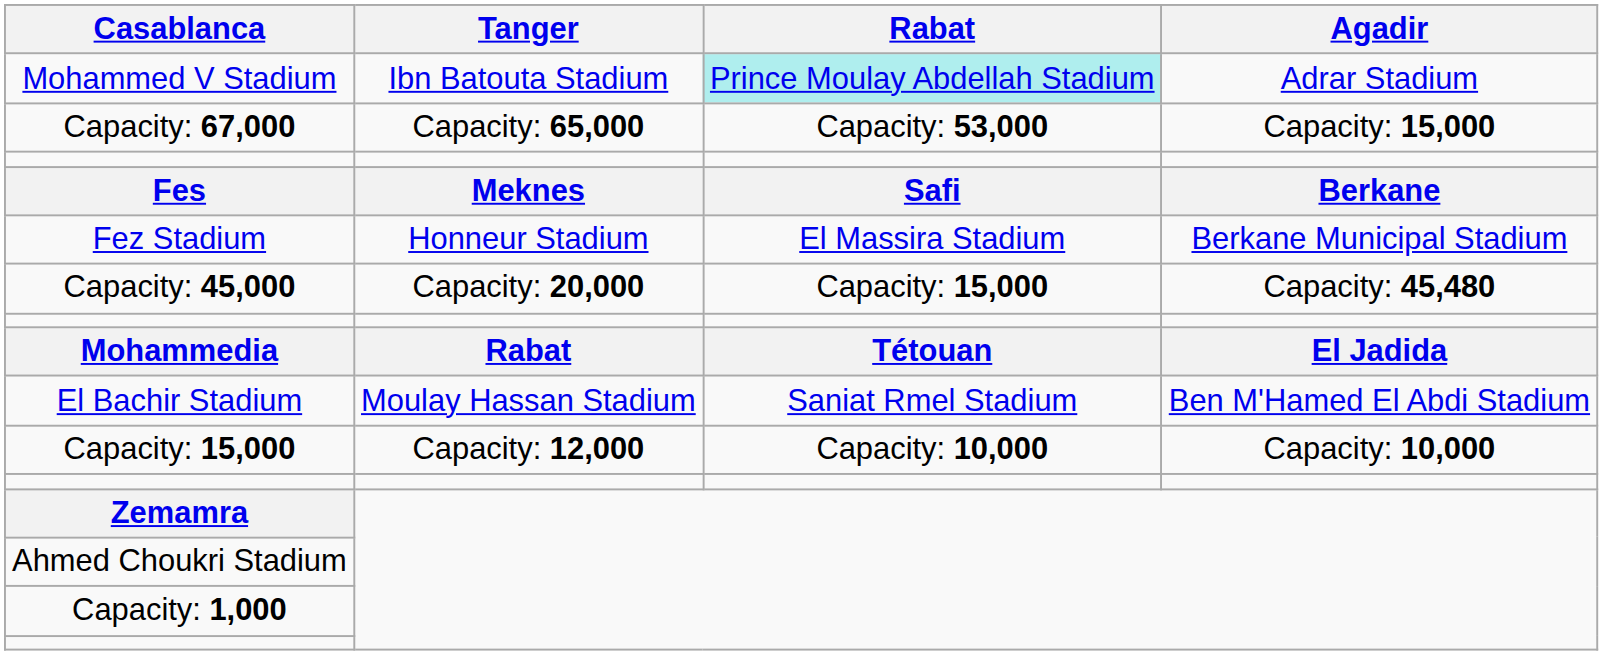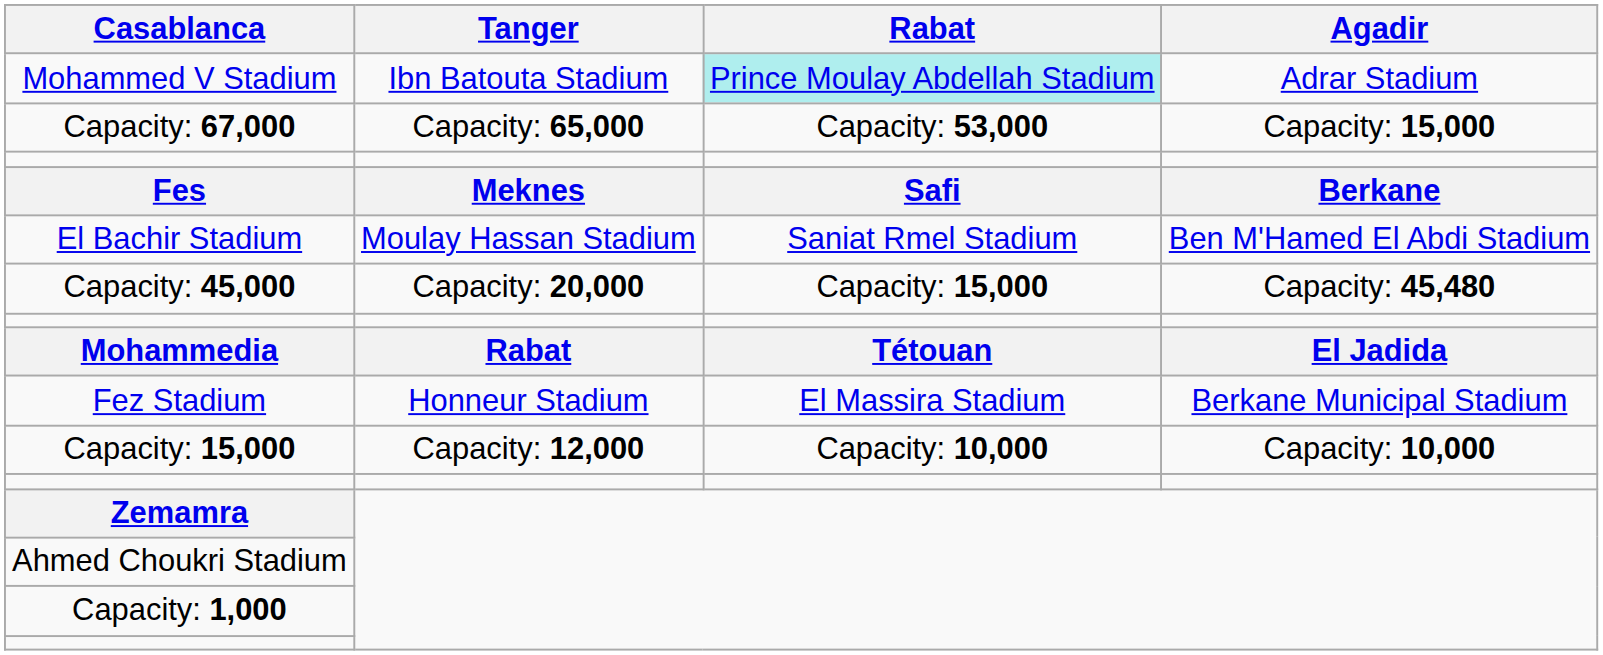rows swapped: (179, 239) <-> (179, 400)
